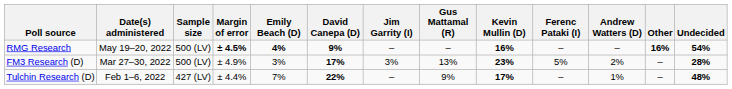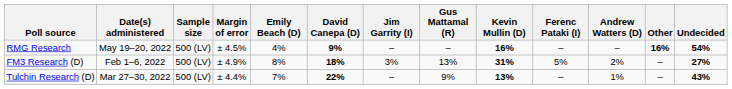(232, 48) bold -> (232, 48) normal
(279, 48) bold -> (279, 48) normal
(135, 62) Mar 27–30, 2022 -> (135, 62) Feb 1–6, 2022
(279, 62) 3% -> (279, 62) 8%
(335, 62) 17% -> (335, 62) 18%
(504, 62) 23% -> (504, 62) 31%
(701, 62) 28% -> (701, 62) 27%
(135, 77) Feb 1–6, 2022 -> (135, 77) Mar 27–30, 2022
(193, 77) 427 (LV) -> (193, 77) 500 (LV)
(504, 77) 17% -> (504, 77) 13%
(701, 77) 48% -> (701, 77) 43%
